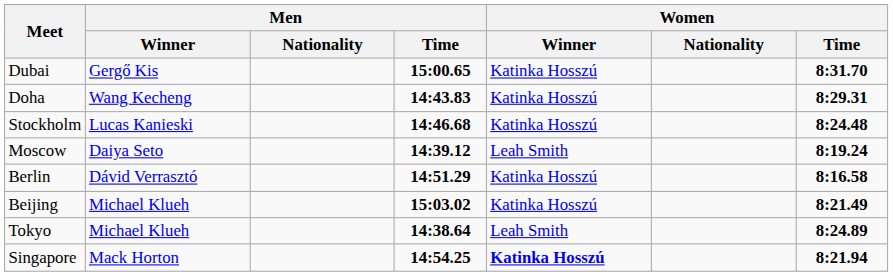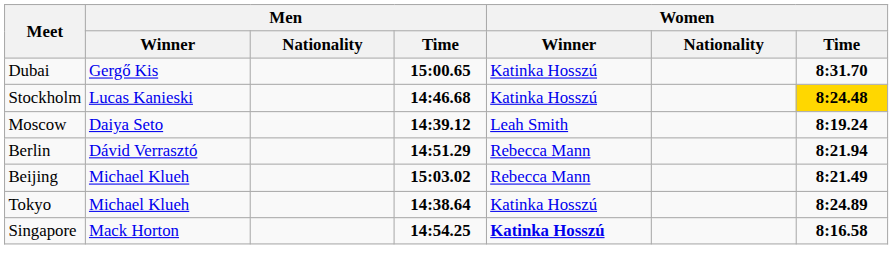- row: (27, 97)
(842, 124) no background -> (842, 97) gold background
(544, 177) Katinka Hosszú -> (540, 151) Rebecca Mann
(842, 177) 8:16.58 -> (842, 151) 8:21.94
(544, 204) Katinka Hosszú -> (540, 177) Rebecca Mann
(529, 230) Leah Smith -> (544, 204) Katinka Hosszú
(842, 257) 8:21.94 -> (842, 230) 8:16.58
